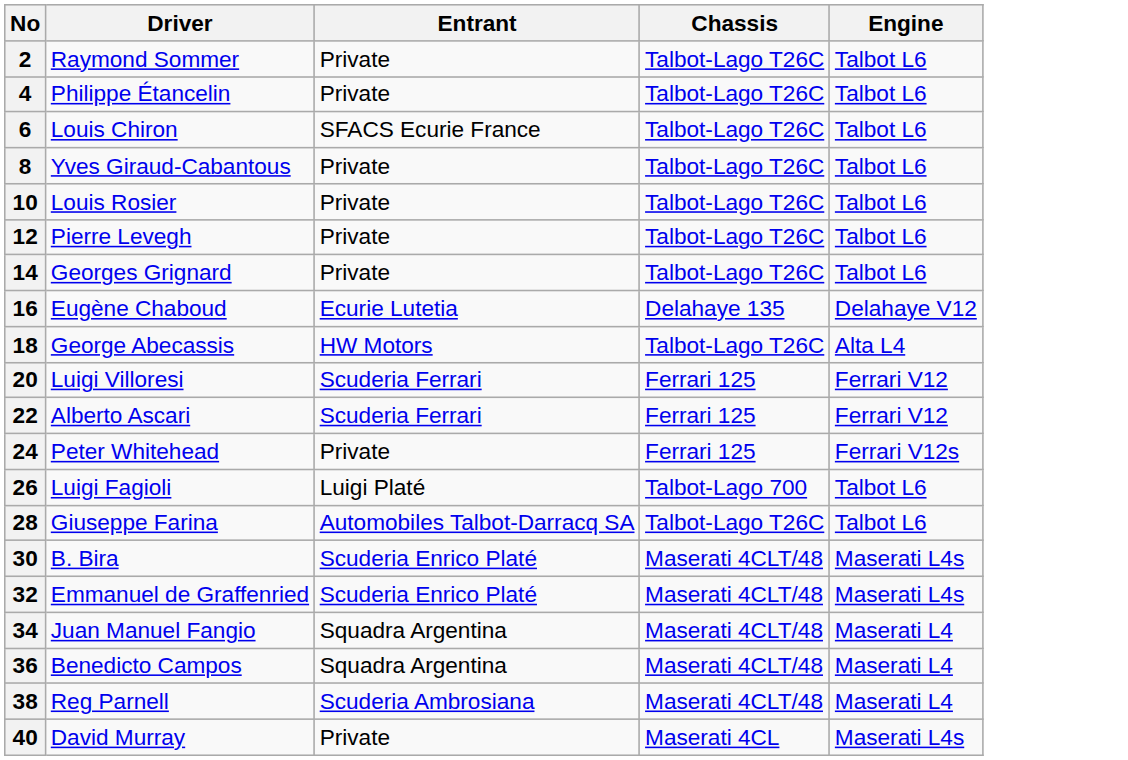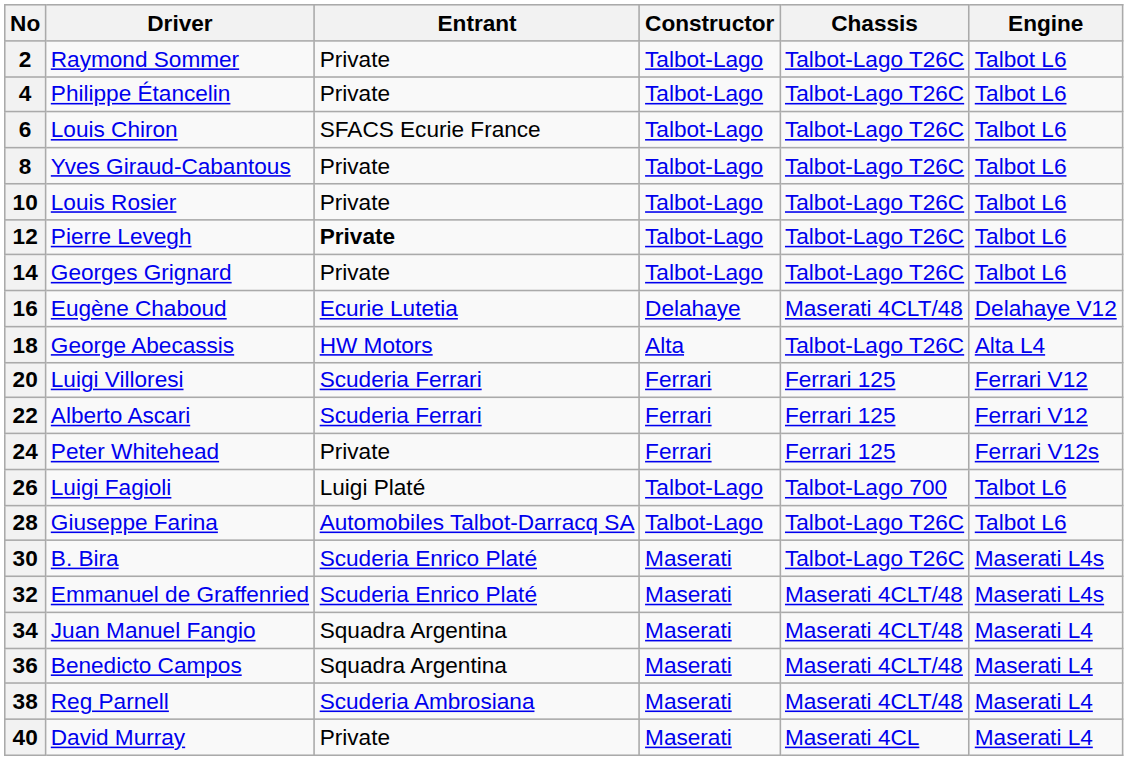+ column: (710, 23)
(355, 237) normal -> (357, 237) bold
(715, 309) Delahaye 135 -> (874, 309) Maserati 4CLT/48
(734, 559) Maserati 4CLT/48 -> (875, 559) Talbot-Lago T26C
(900, 737) Maserati L4s -> (1034, 737) Maserati L4
